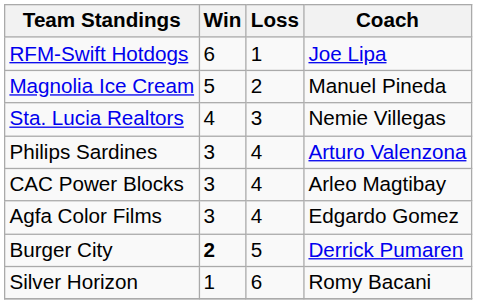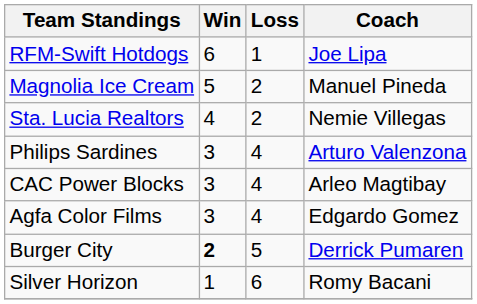(257, 119) 3 -> (257, 119) 2
